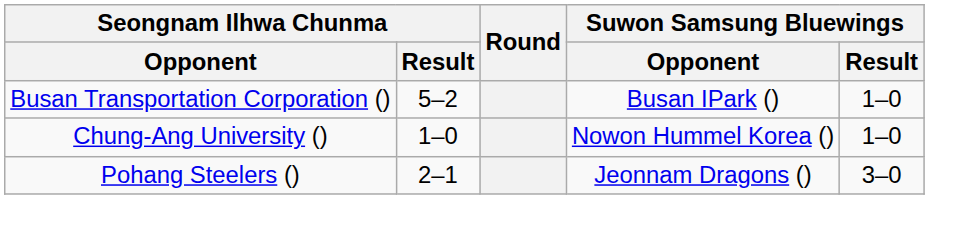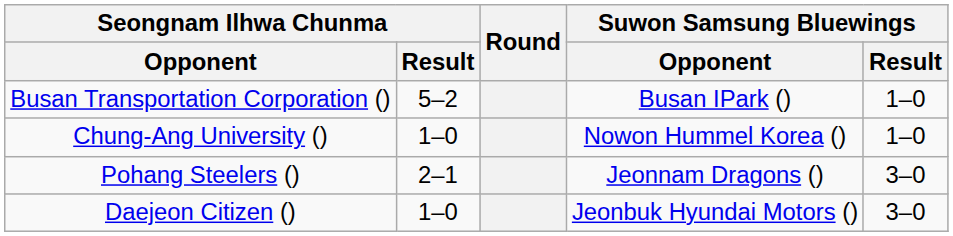+ row: (200, 212)
